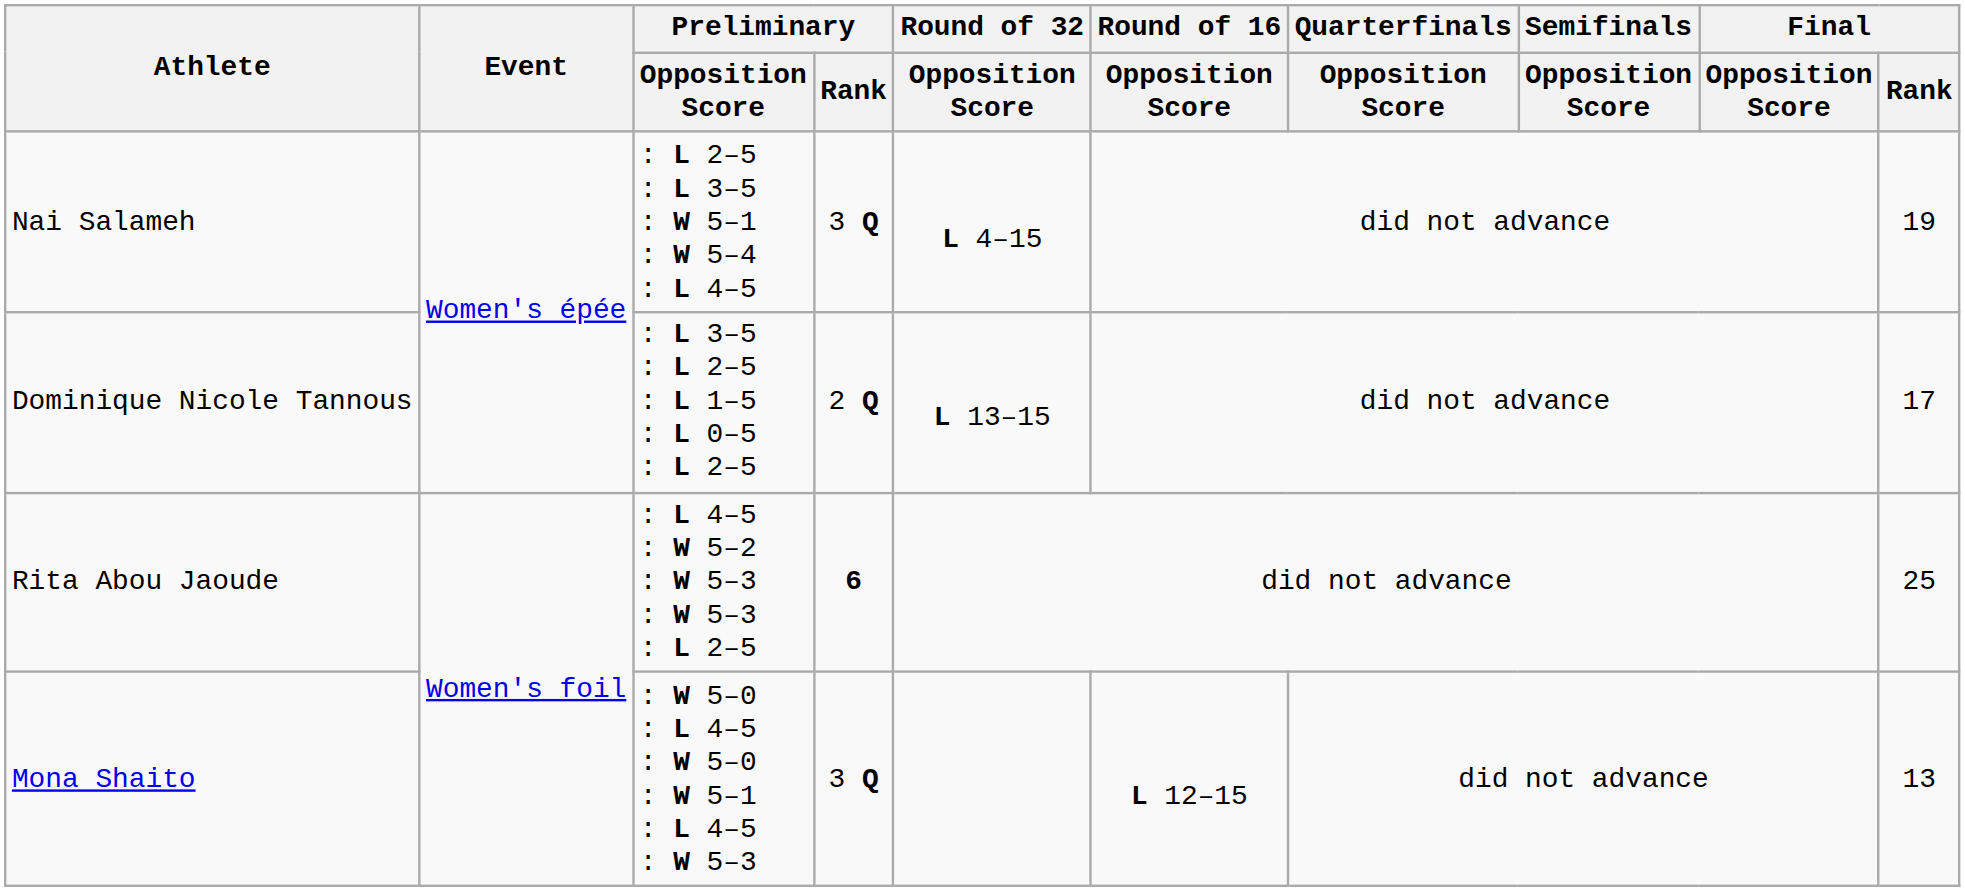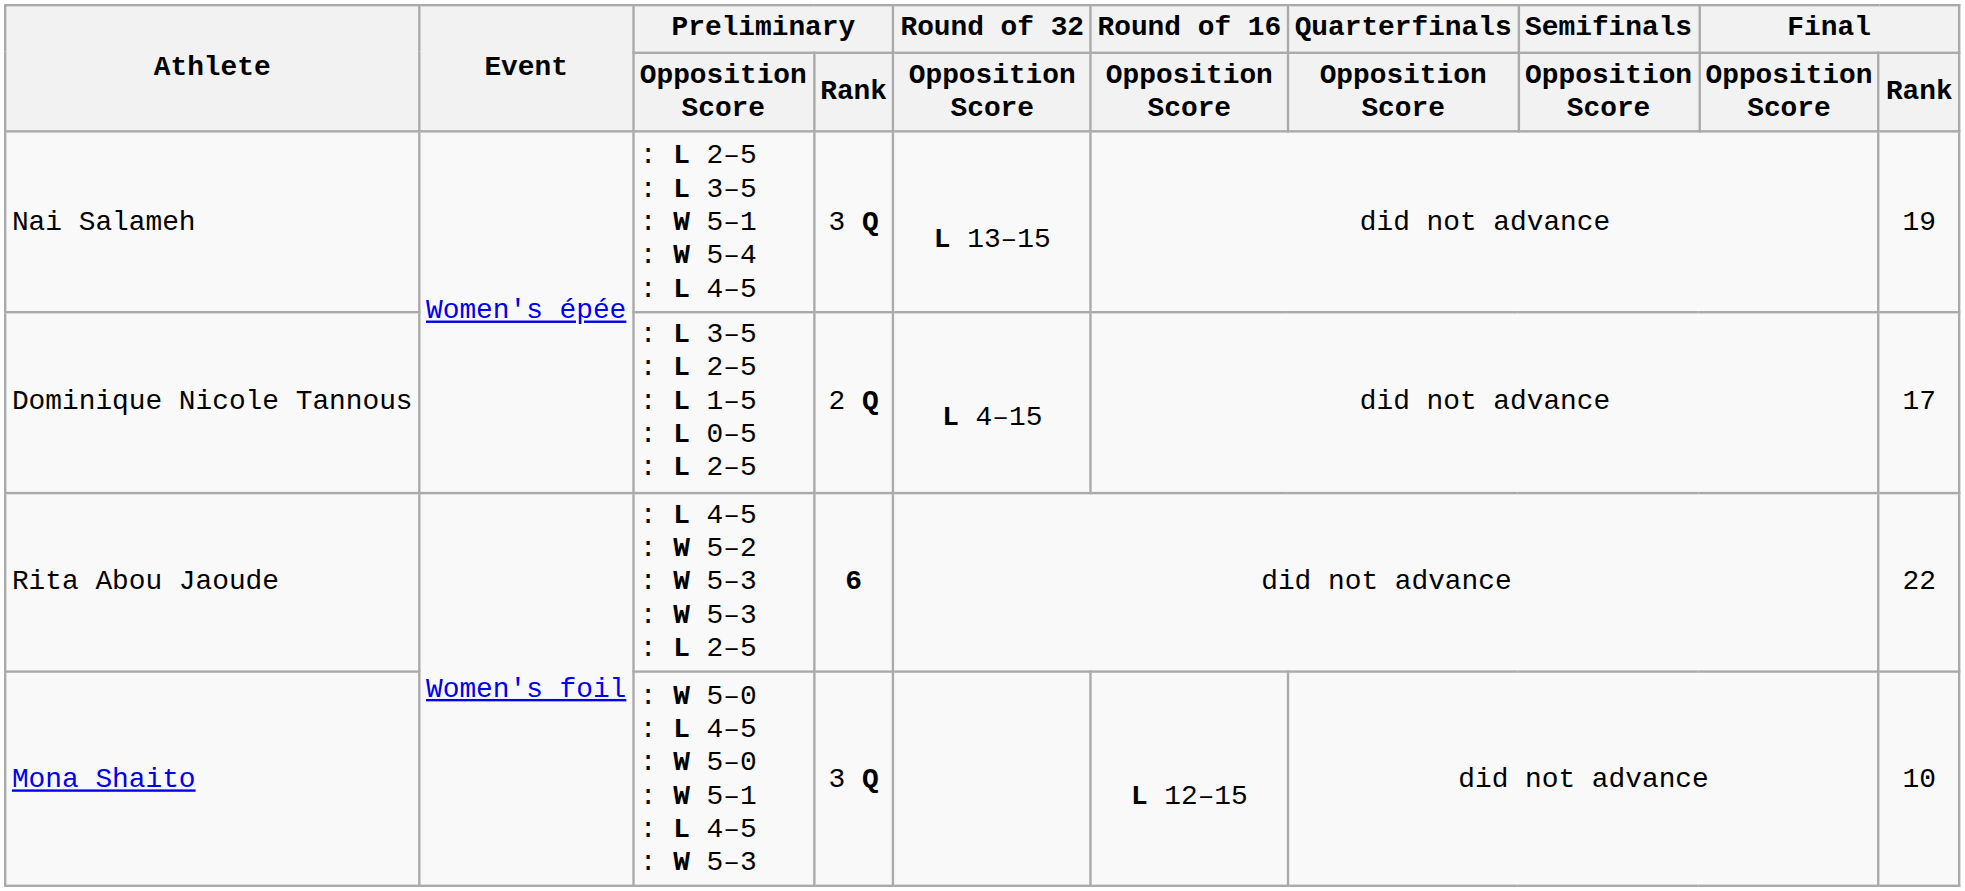(992, 238) L 4–15 -> (992, 238) L 13–15
(992, 419) L 13–15 -> (992, 419) L 4–15
(1919, 582) 25 -> (1919, 582) 22
(1919, 779) 13 -> (1919, 779) 10
